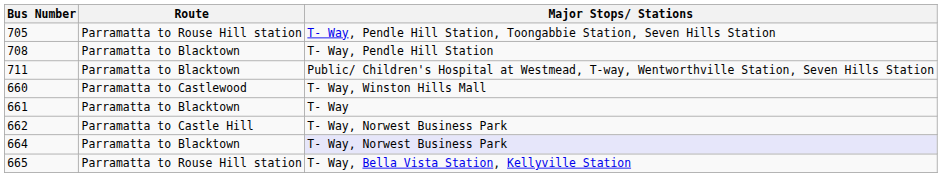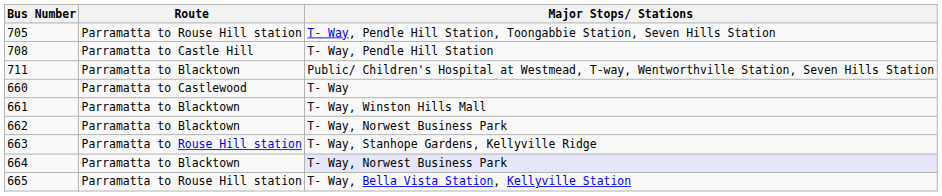(161, 51) Parramatta to Blacktown -> (168, 51) Parramatta to Castle Hill
(397, 88) T- Way, Winston Hills Mall -> (328, 88) T- Way
(328, 107) T- Way -> (397, 107) T- Way, Winston Hills Mall
(168, 126) Parramatta to Castle Hill -> (161, 126) Parramatta to Blacktown
+ row: (17, 144)
